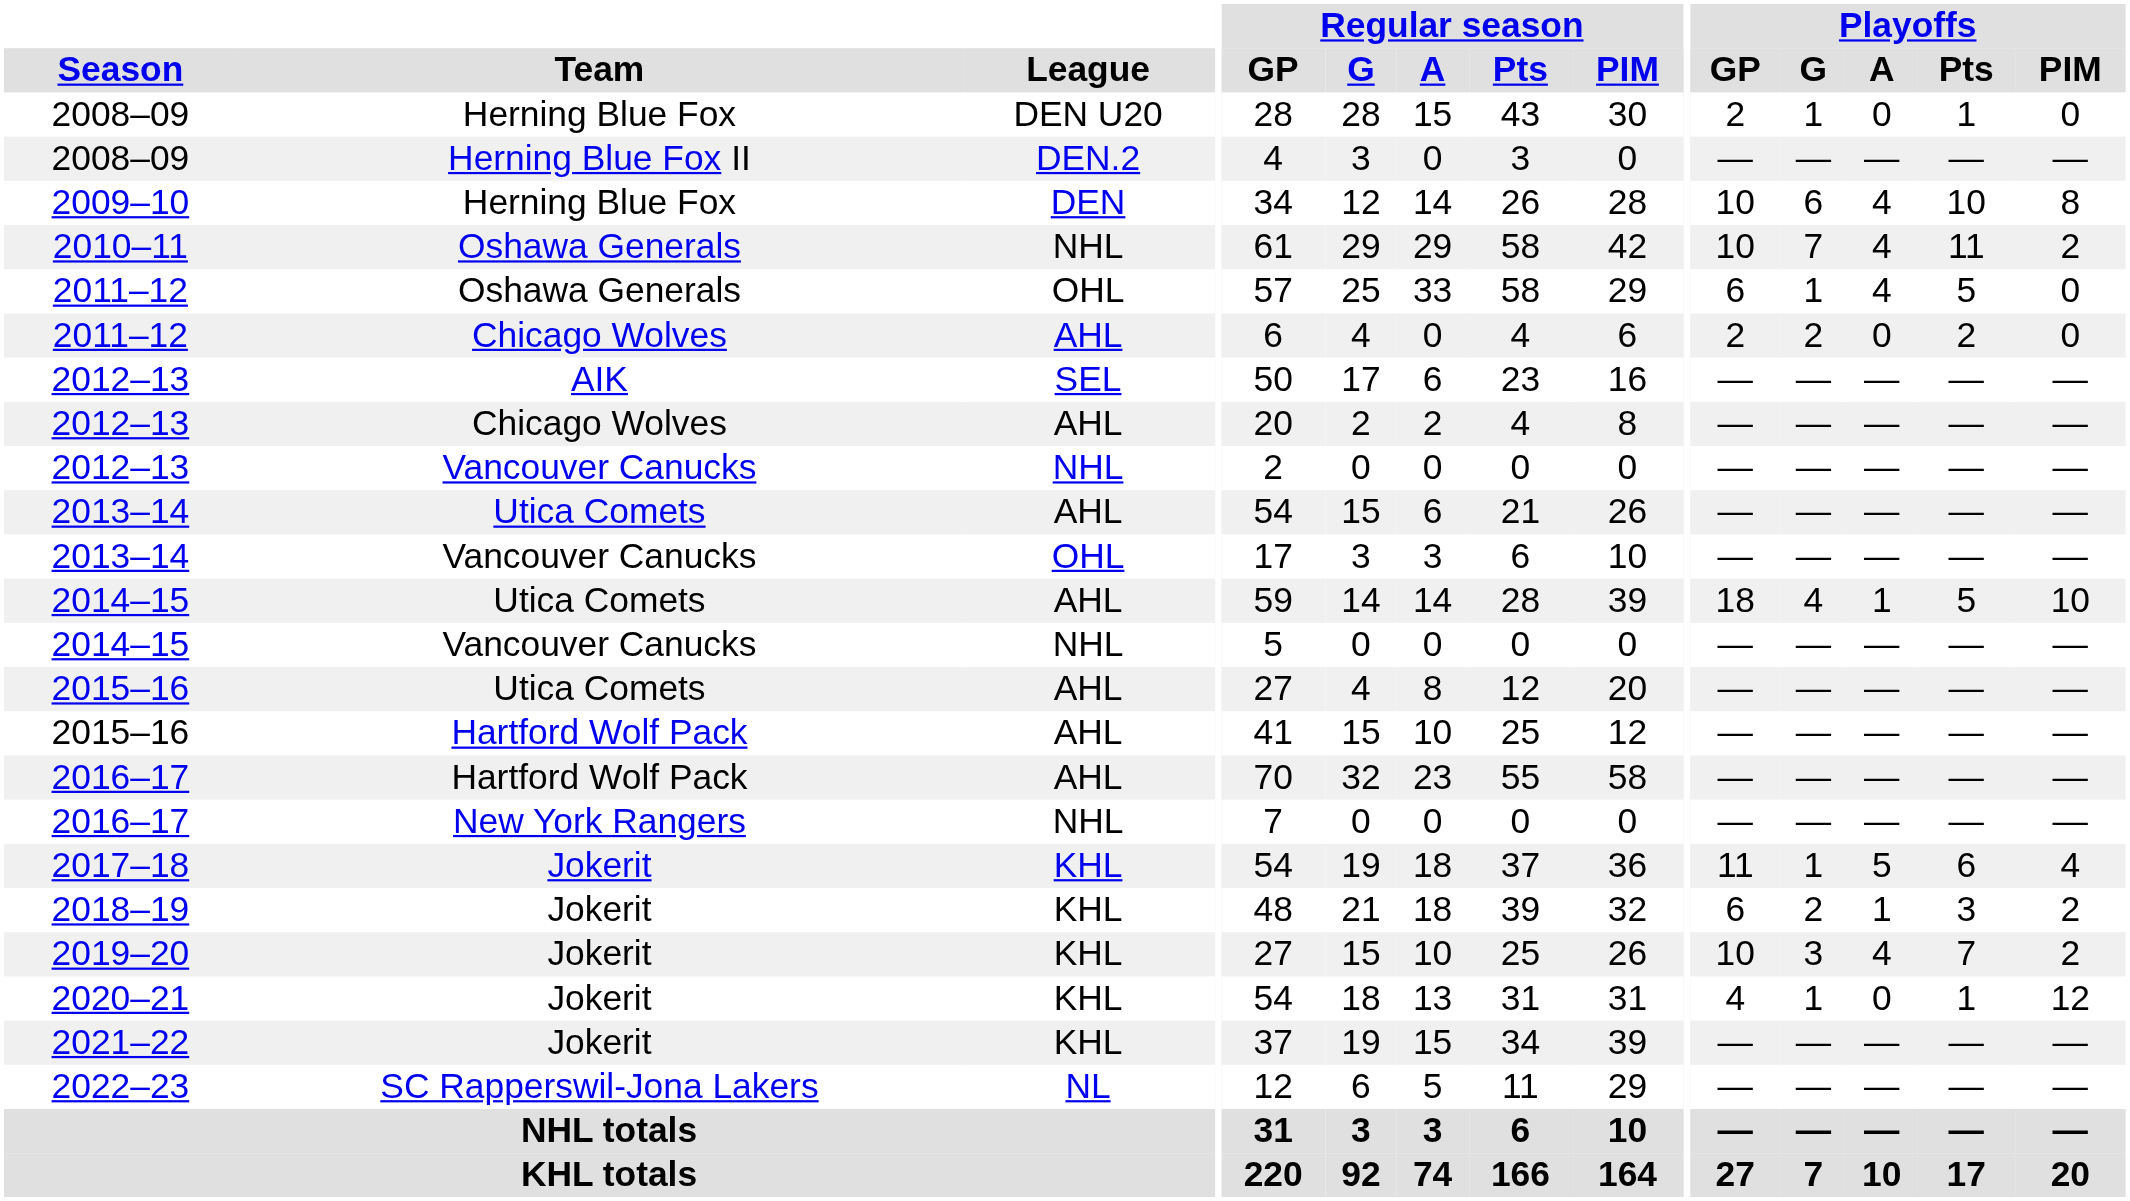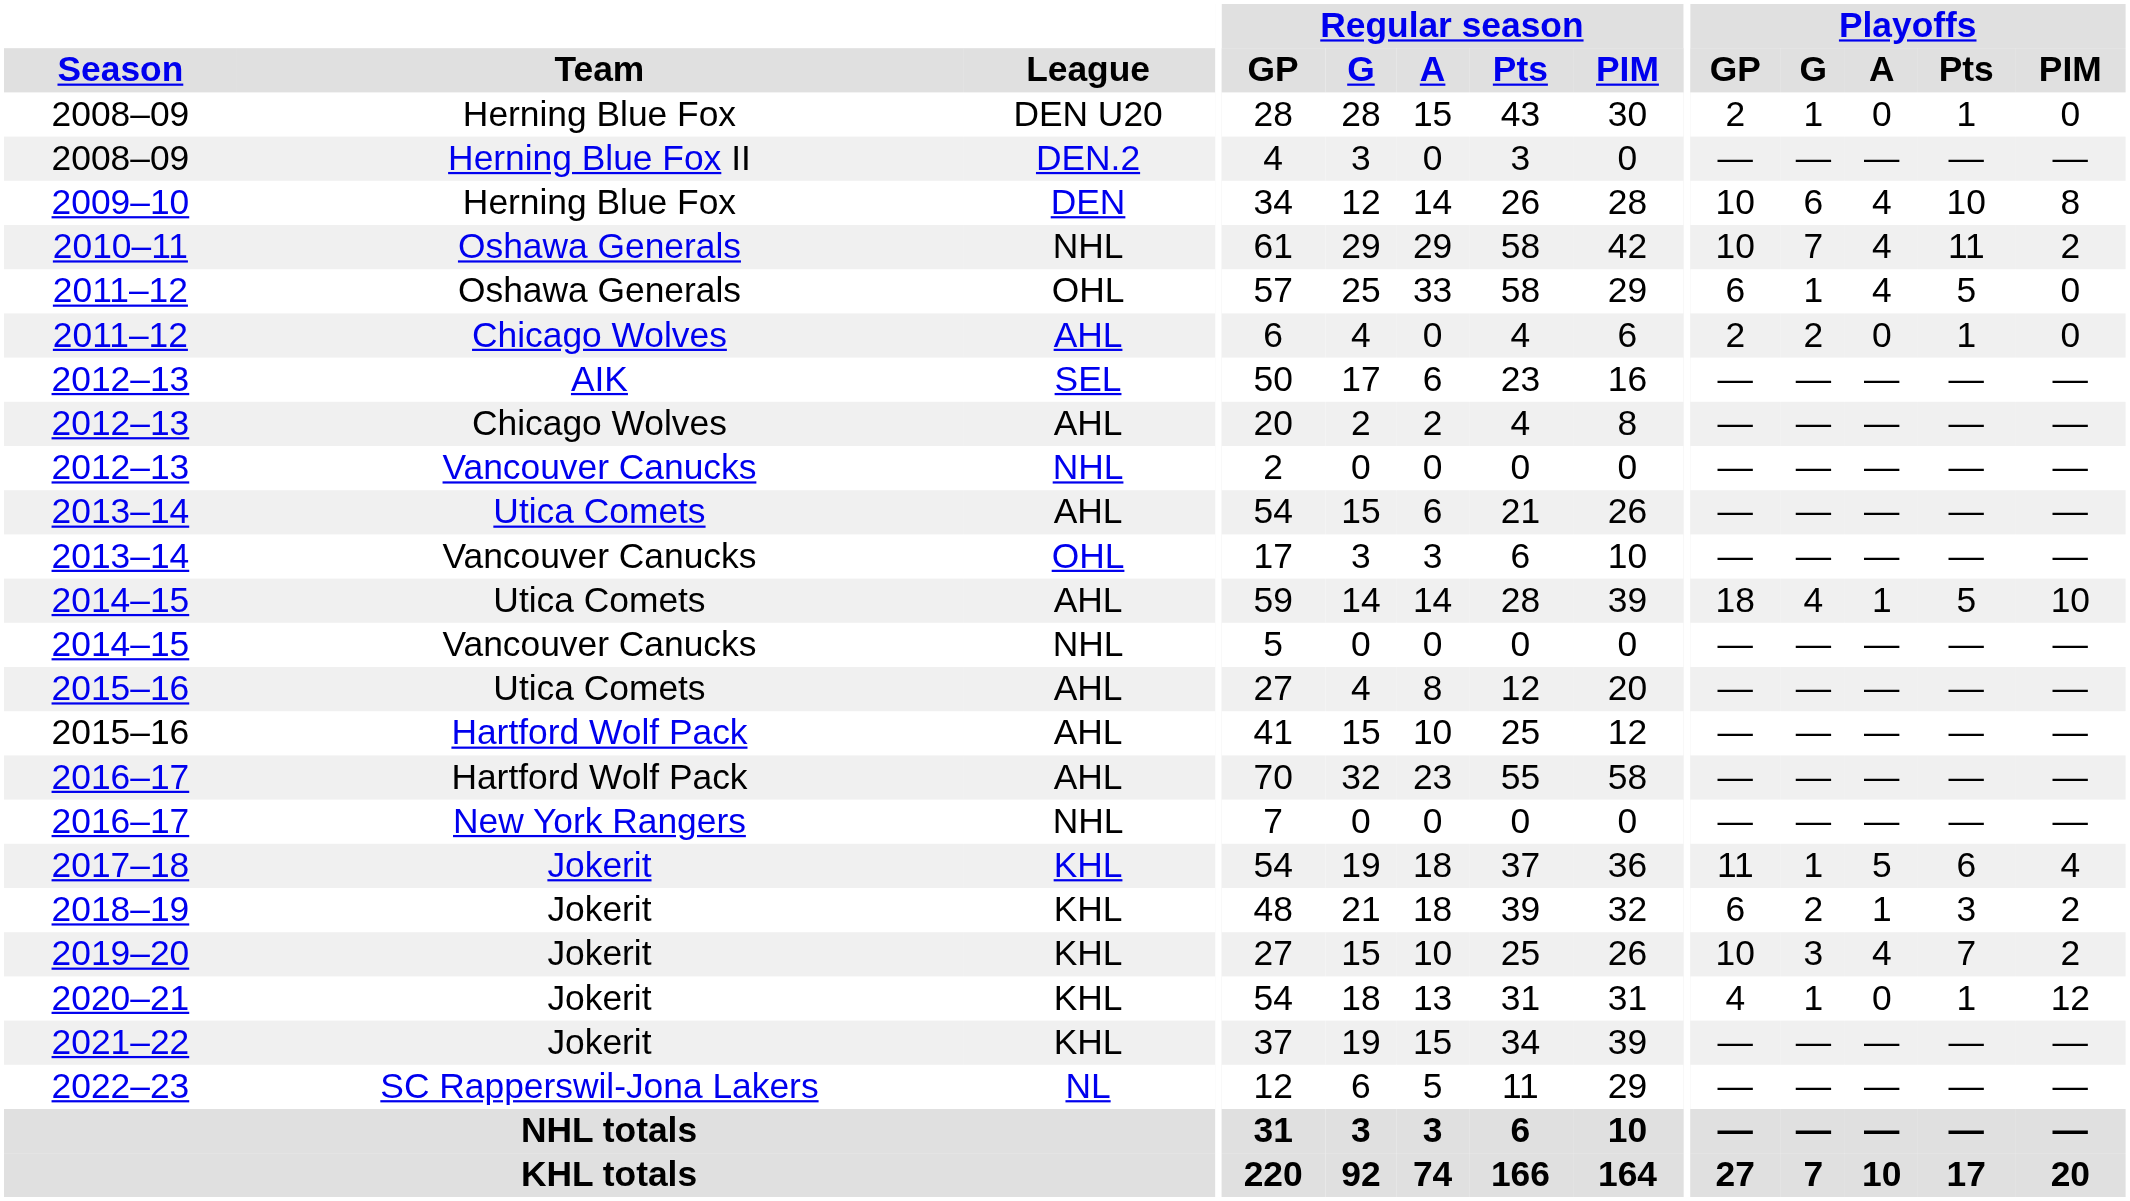(1966, 334) 2 -> (1966, 334) 1
